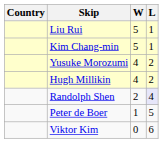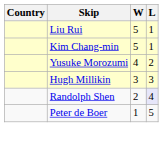(136, 79) 4 -> (136, 79) 3
(151, 79) 2 -> (151, 79) 3
- row: (74, 130)
